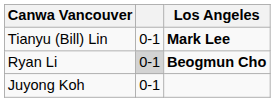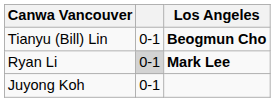(198, 39) Mark Lee -> (217, 39) Beogmun Cho
(217, 62) Beogmun Cho -> (198, 62) Mark Lee
